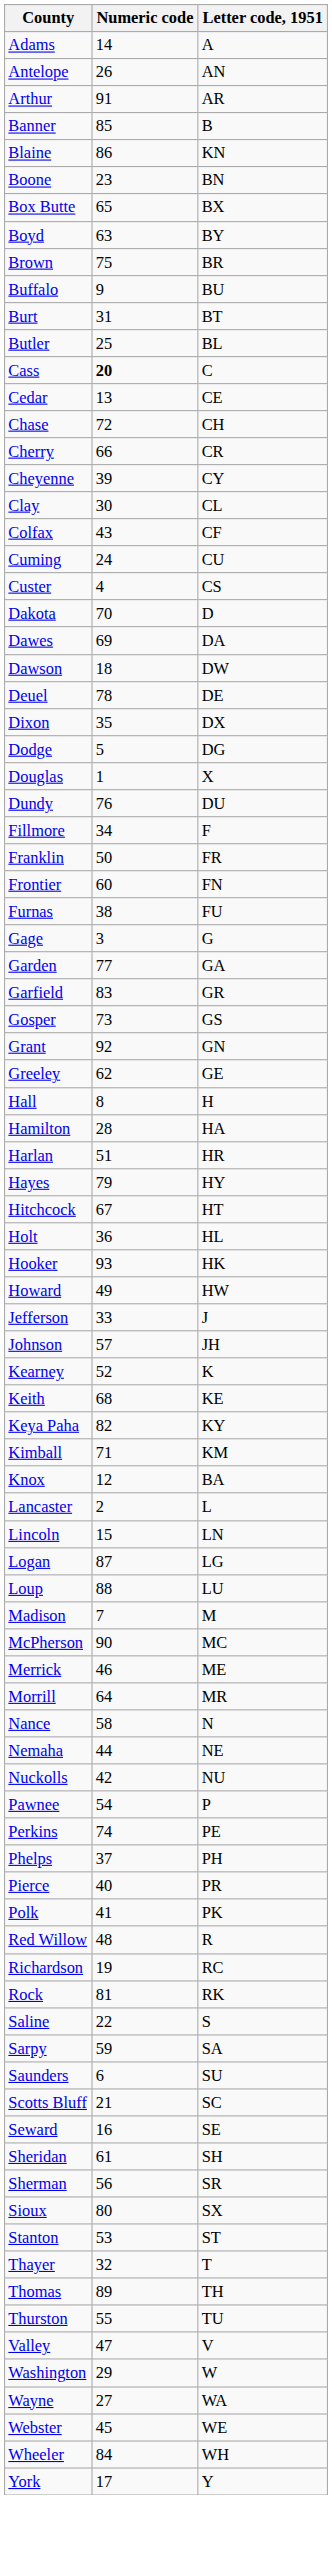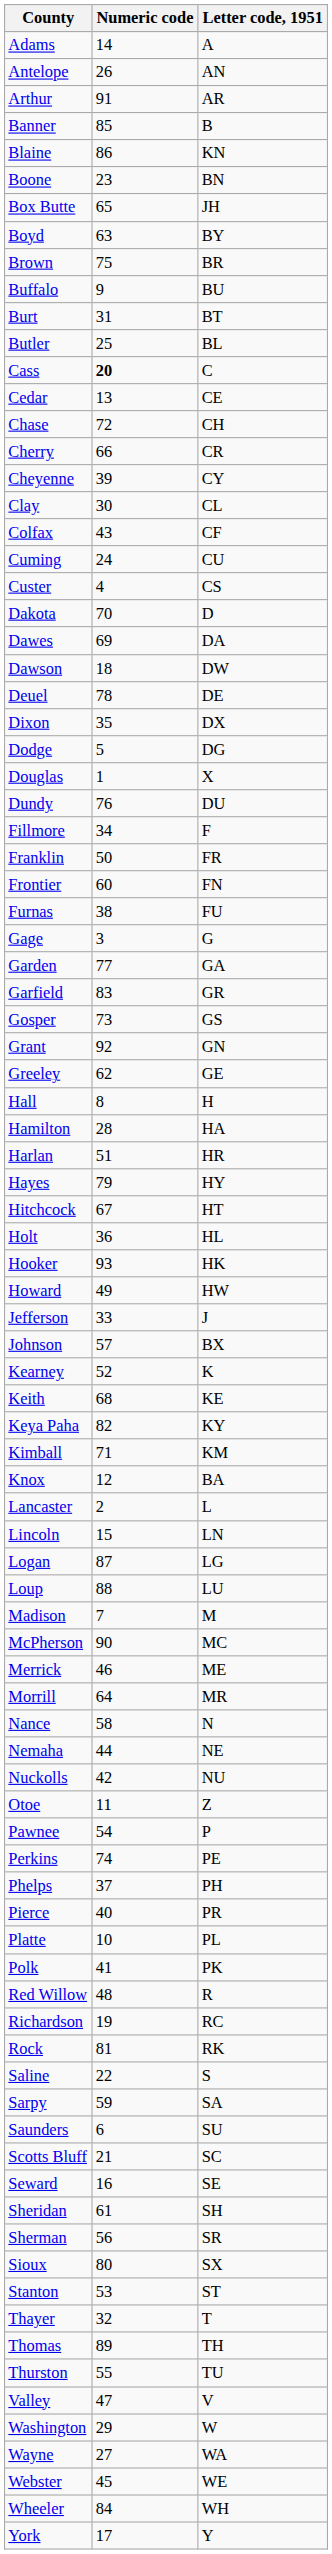(213, 207) BX -> (211, 207) JH
(211, 1344) JH -> (213, 1344) BX
+ row: (24, 1804)
+ row: (27, 1940)
